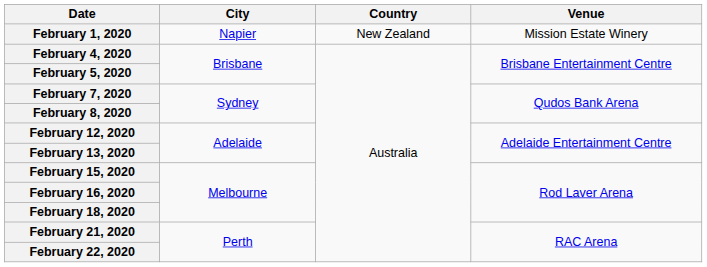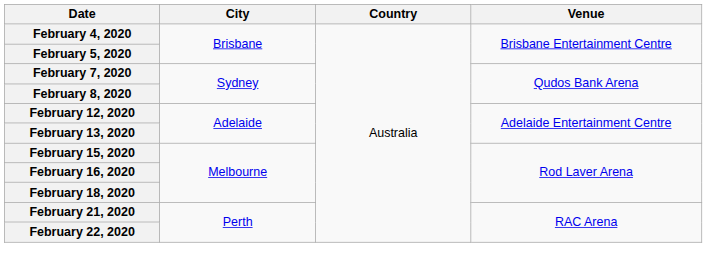- row: (82, 34)
